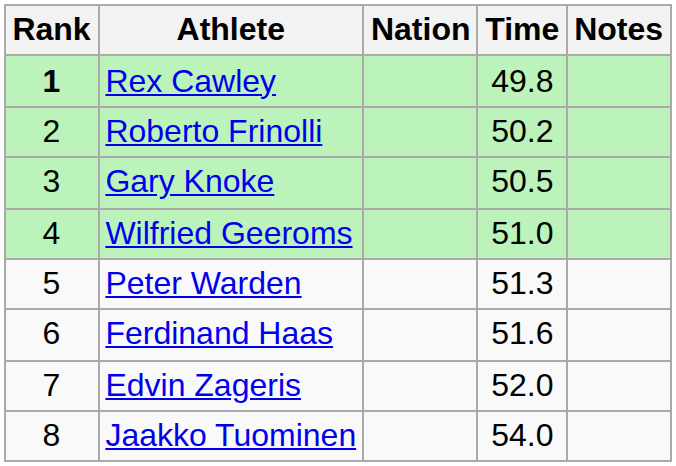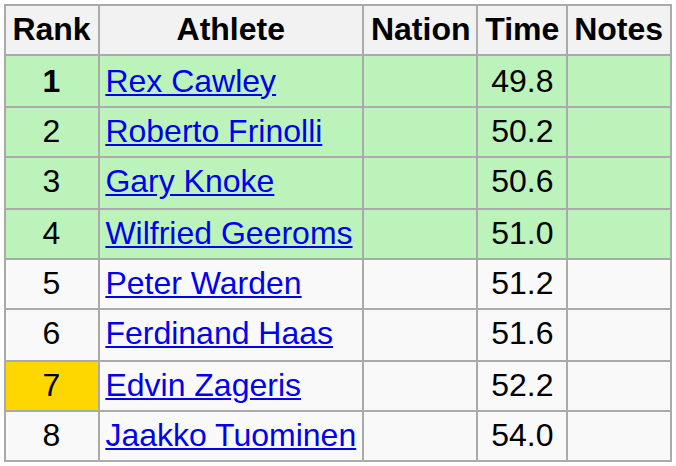(522, 182) 50.5 -> (522, 182) 50.6
(522, 283) 51.3 -> (522, 283) 51.2
(52, 385) no background -> (52, 385) gold background
(522, 385) 52.0 -> (522, 385) 52.2
